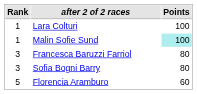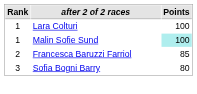(18, 54) 3 -> (18, 54) 2
(185, 54) 80 -> (185, 54) 85
- row: (71, 82)
